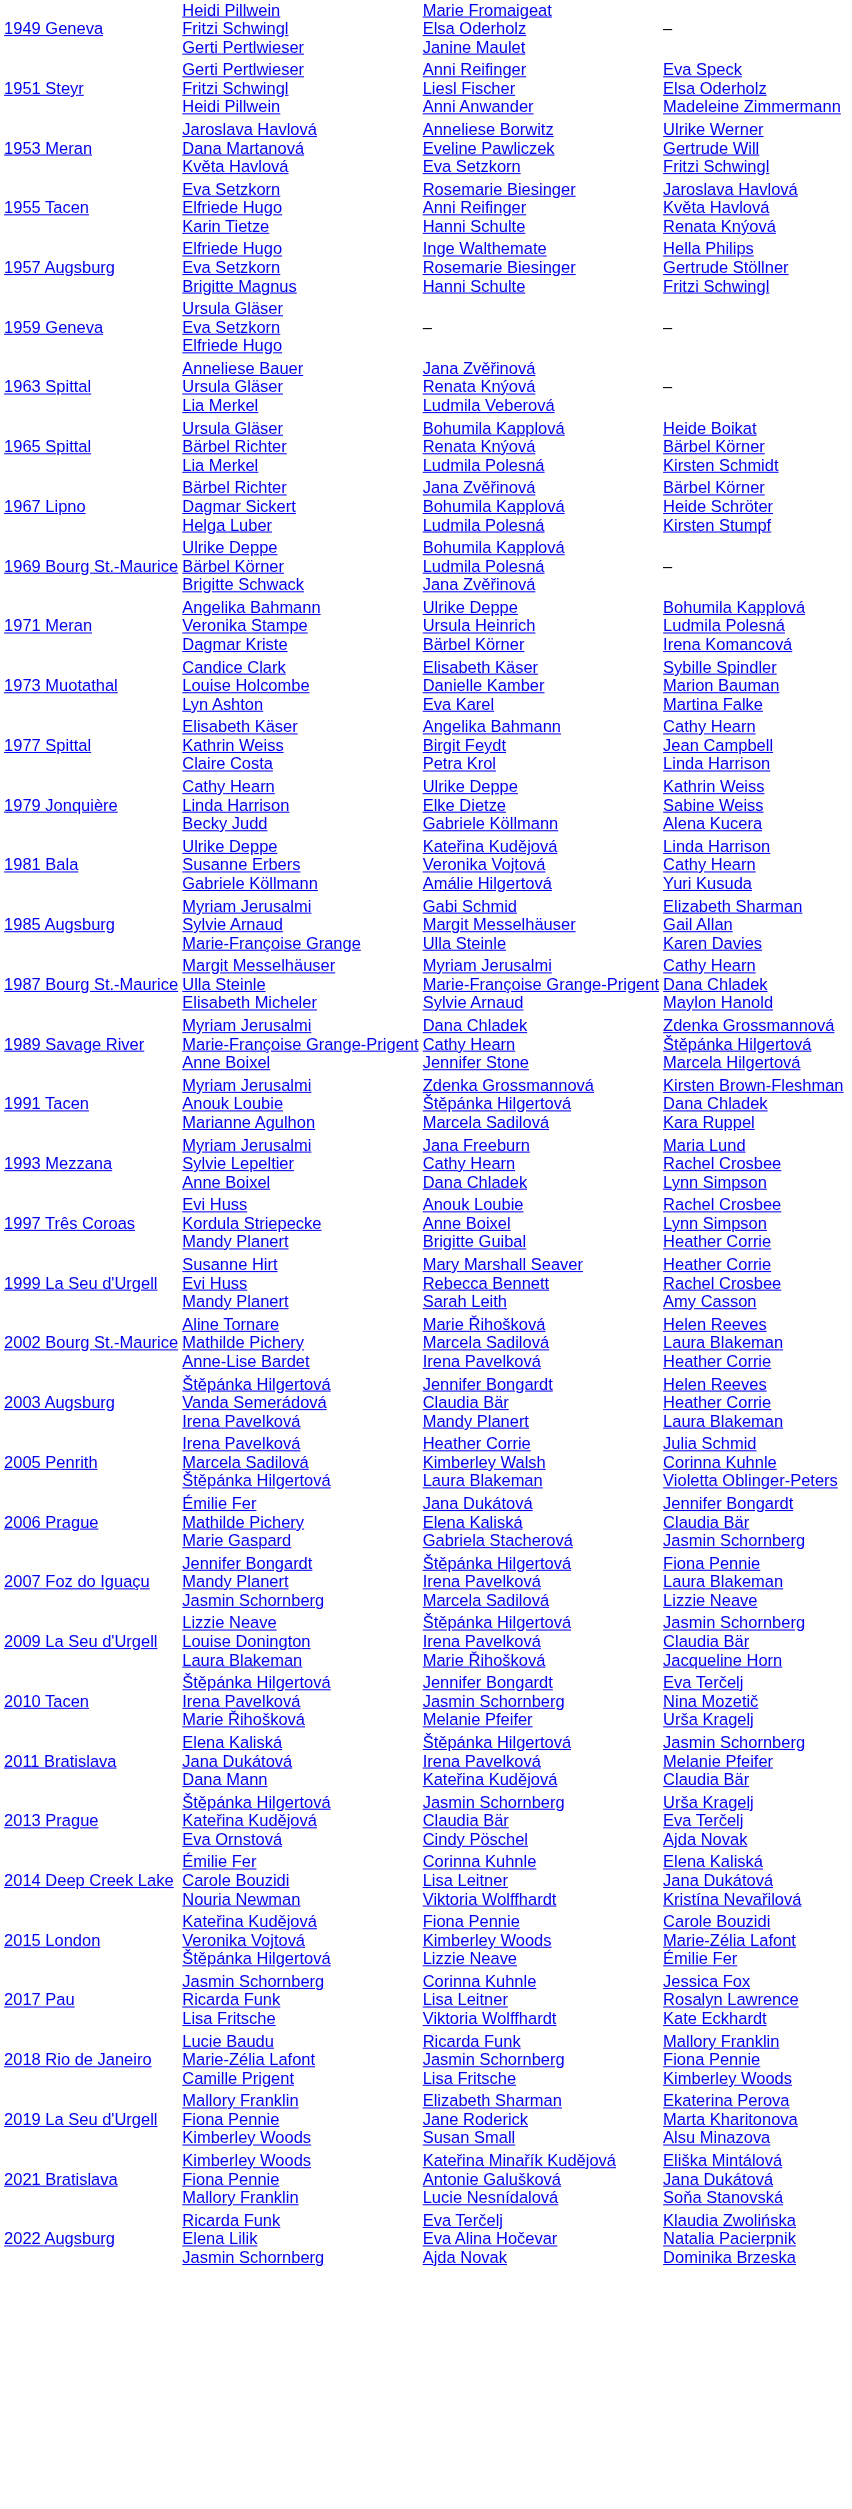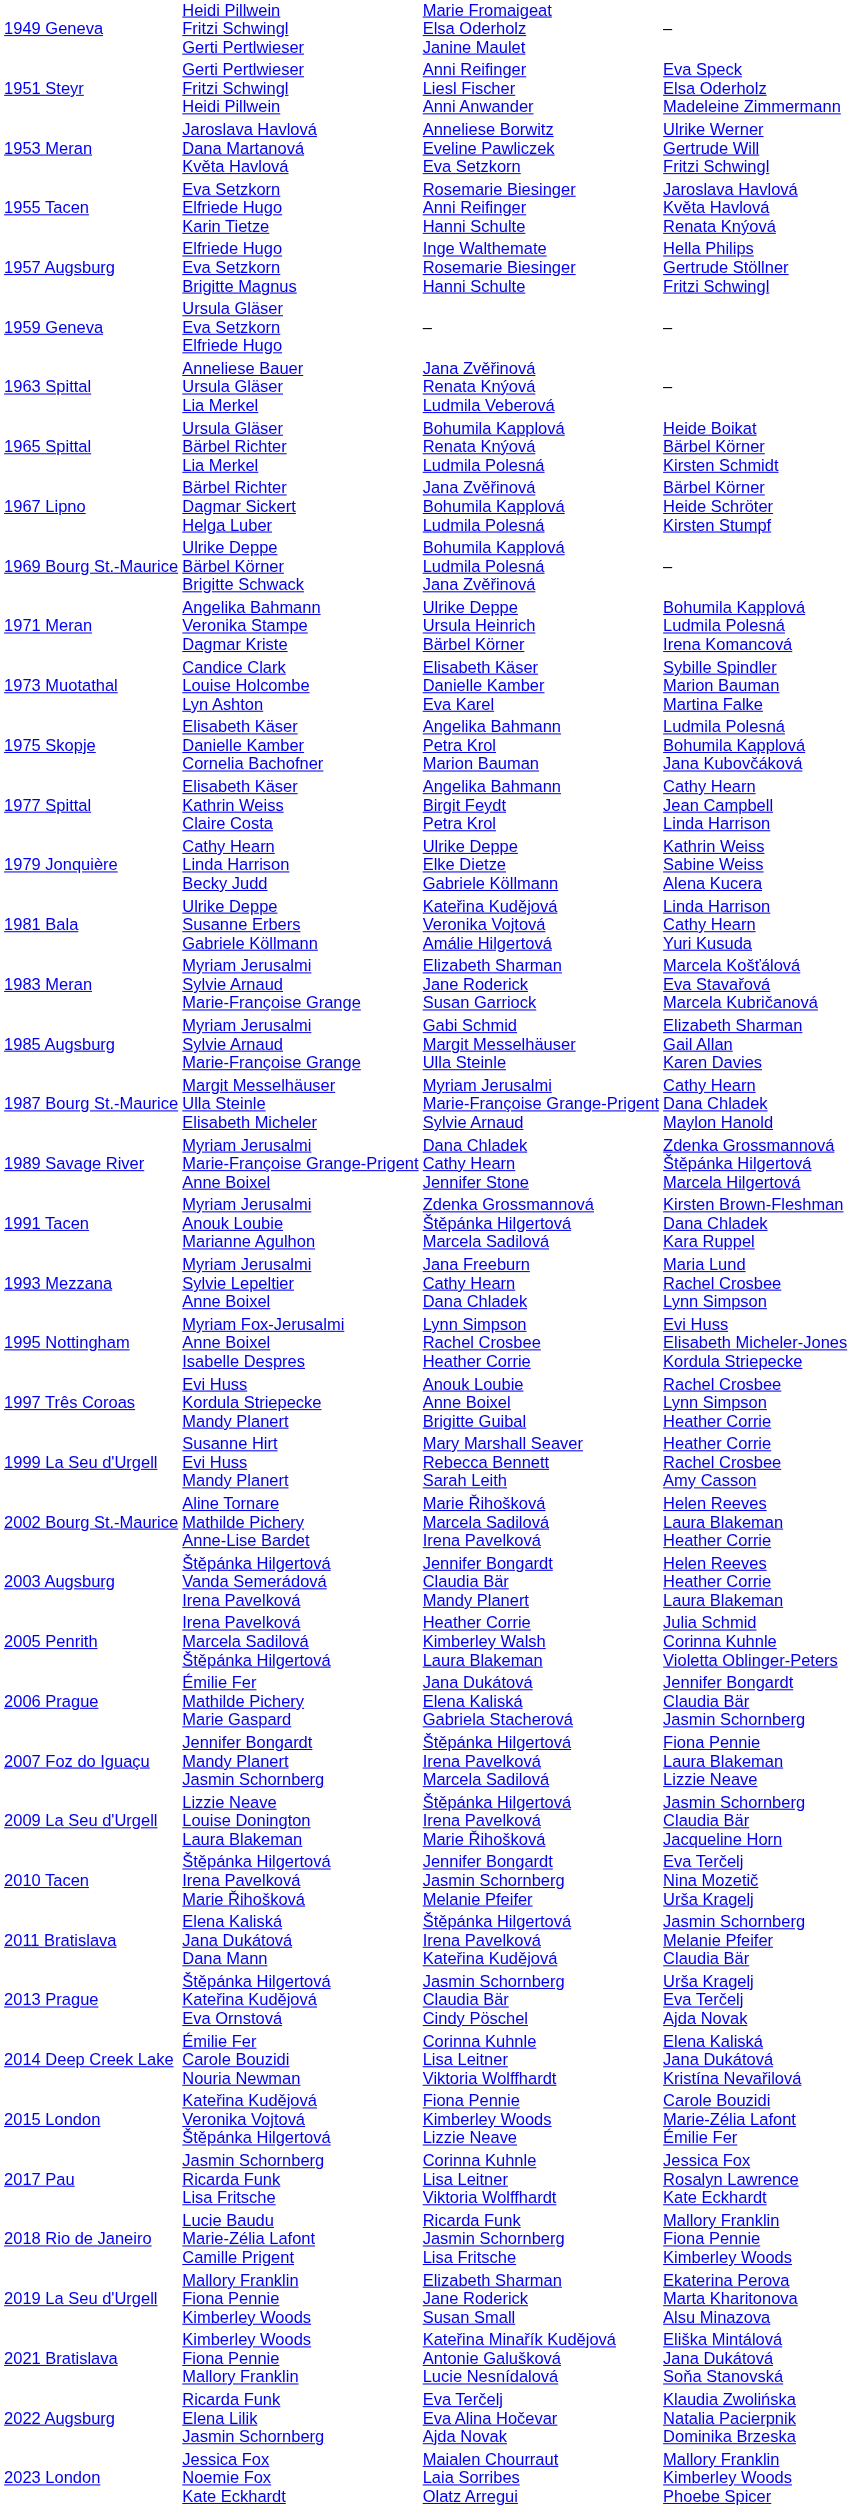+ row: (50, 745)
+ row: (48, 984)
+ row: (67, 1343)
+ row: (52, 2478)
